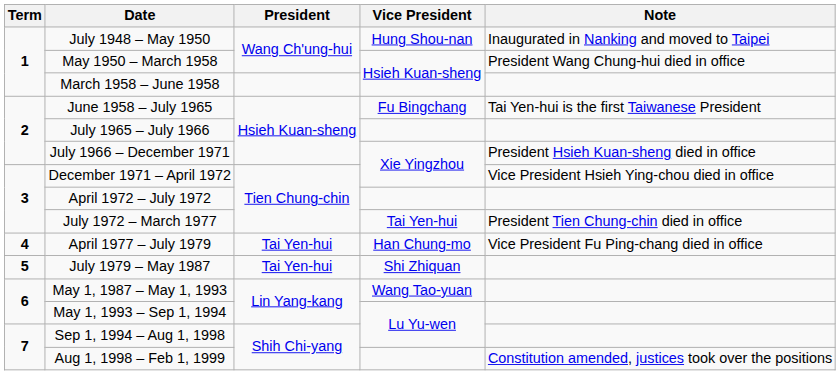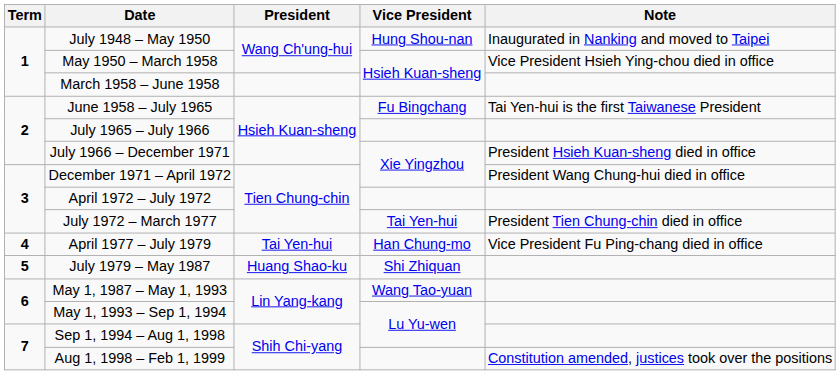(616, 61) President Wang Chung-hui died in office -> (631, 61) Vice President Hsieh Ying-chou died in office
(631, 175) Vice President Hsieh Ying-chou died in office -> (616, 175) President Wang Chung-hui died in office
(297, 267) Tai Yen-hui -> (297, 267) Huang Shao-ku
